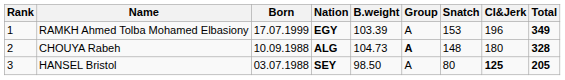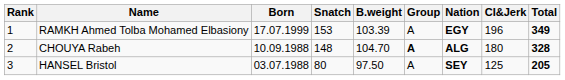columns swapped: (331, 13) <-> (461, 13)
(370, 48) 104.73 -> (373, 48) 104.70
(367, 65) 98.50 -> (370, 65) 97.50
(494, 65) bold -> (494, 65) normal
